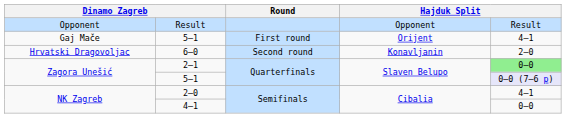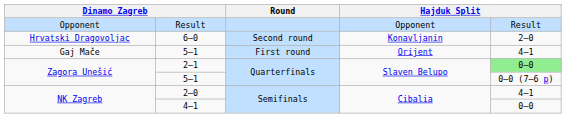rows swapped: (80, 38) <-> (80, 52)
(526, 79) lavender background -> (526, 79) no background
